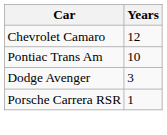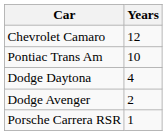+ row: (49, 78)
(131, 78) 3 -> (131, 99) 2
